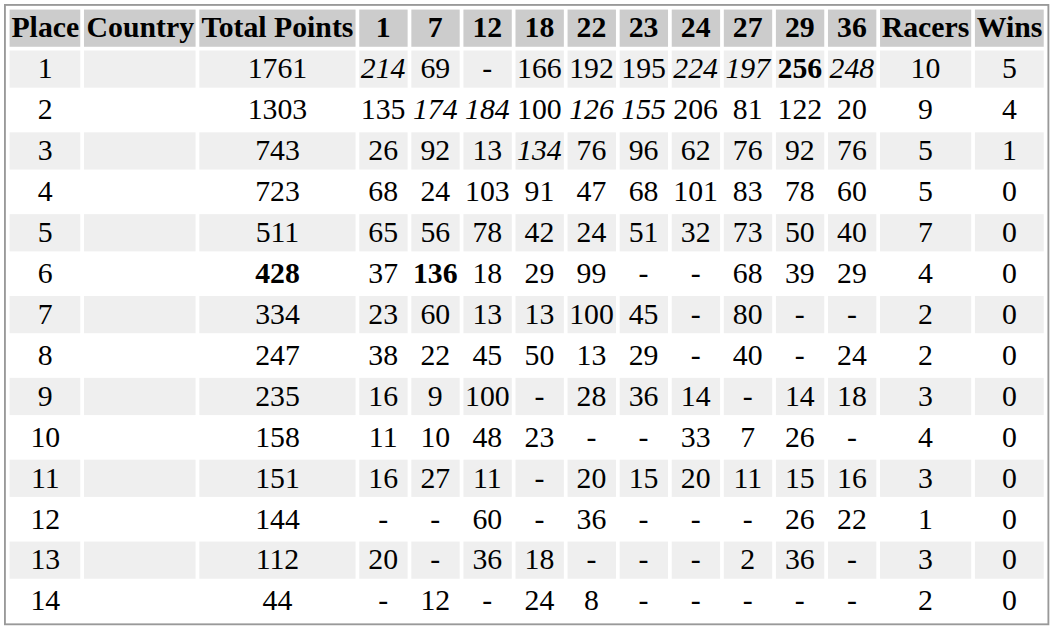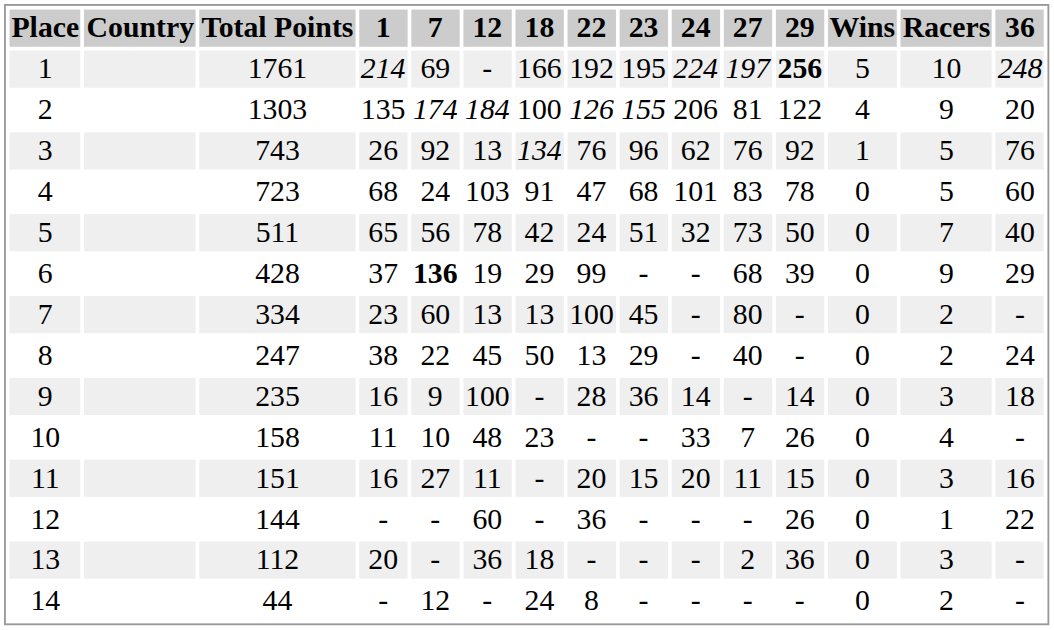columns swapped: (852, 27) <-> (1010, 27)
(277, 273) bold -> (277, 273) normal
(487, 273) 18 -> (487, 273) 19
(925, 273) 4 -> (946, 273) 9
